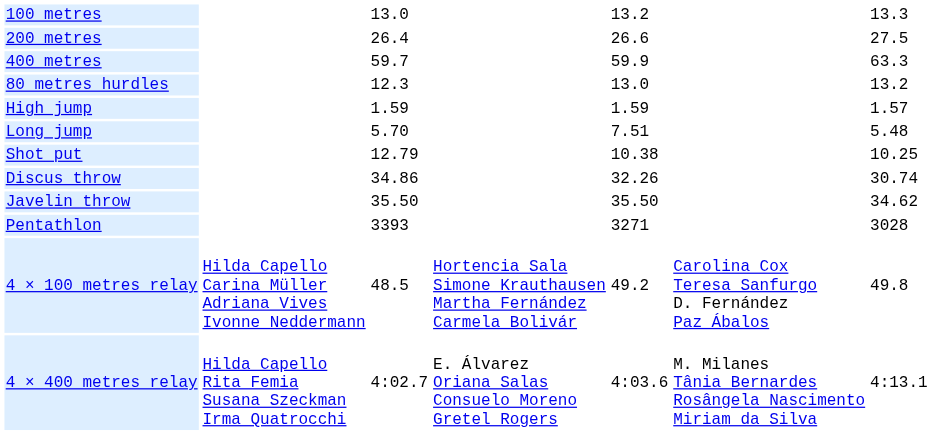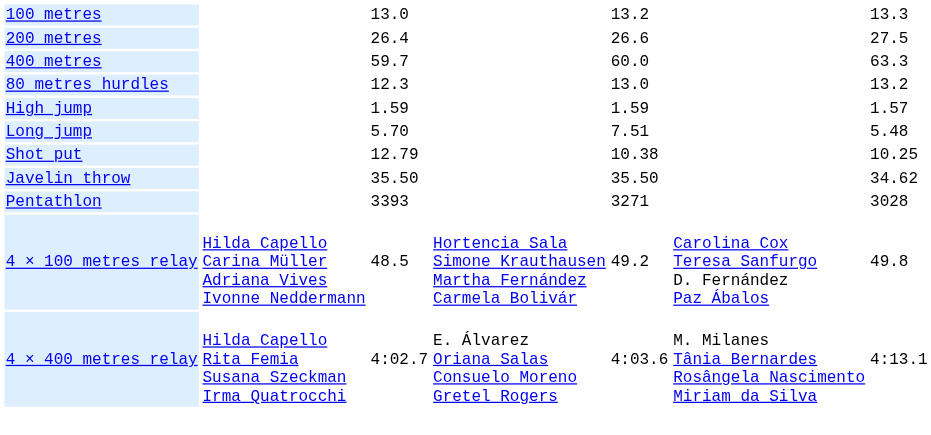(630, 62) 59.9 -> (630, 62) 60.0
- row: (63, 179)
